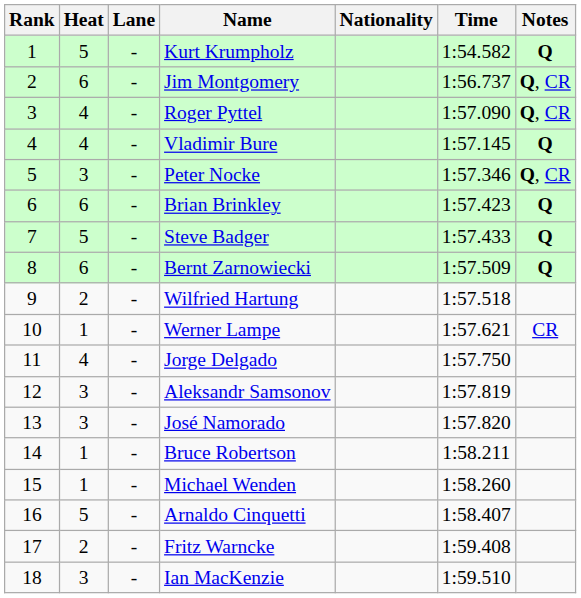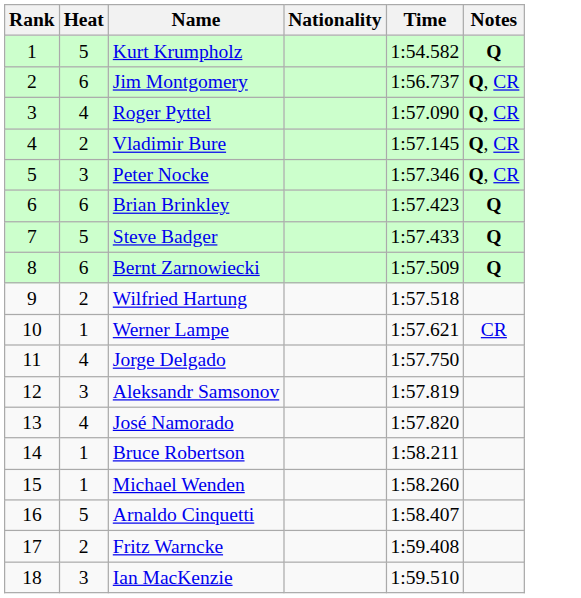- column: (134, 19)
(84, 143) 4 -> (84, 143) 2
(545, 143) Q -> (494, 143) Q, CR
(84, 422) 3 -> (84, 422) 4
